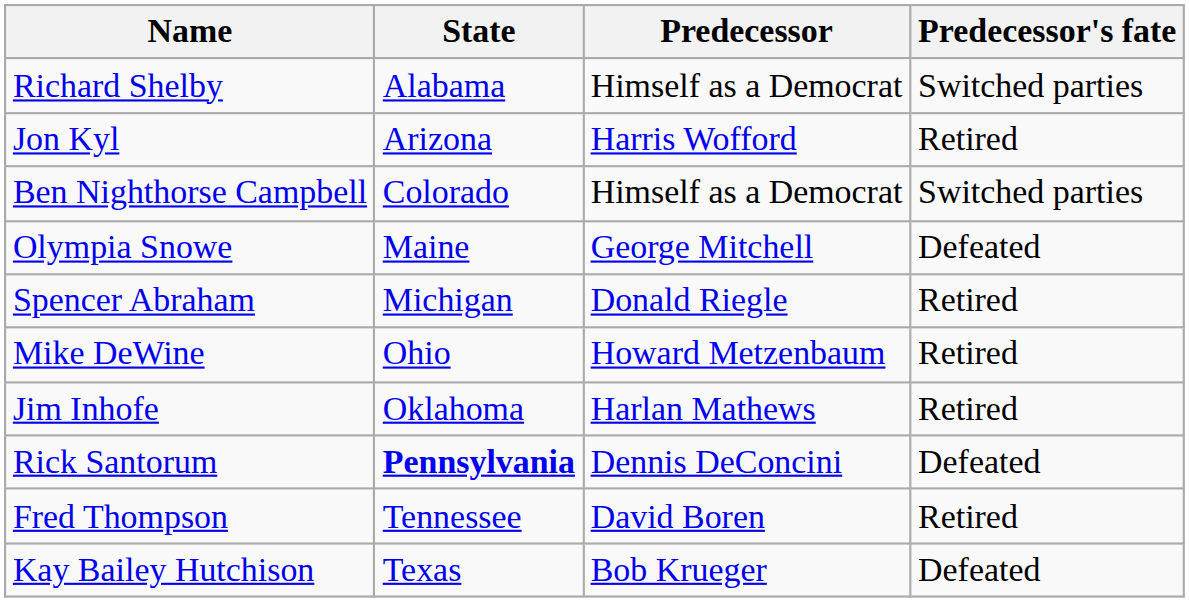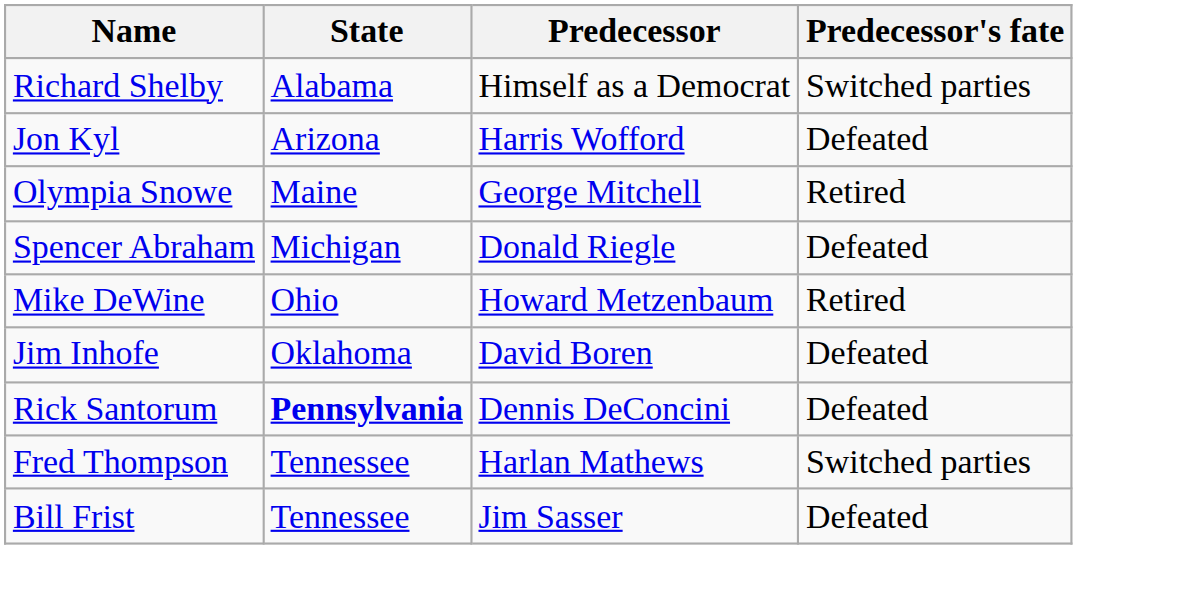(968, 138) Retired -> (867, 138) Defeated
- row: (190, 192)
(979, 246) Defeated -> (856, 192) Retired
(968, 300) Retired -> (867, 246) Defeated
(703, 407) Harlan Mathews -> (566, 354) David Boren
(968, 407) Retired -> (867, 354) Defeated
(678, 515) David Boren -> (591, 461) Harlan Mathews
(968, 515) Retired -> (918, 461) Switched parties
+ row: (74, 515)
- row: (164, 569)
